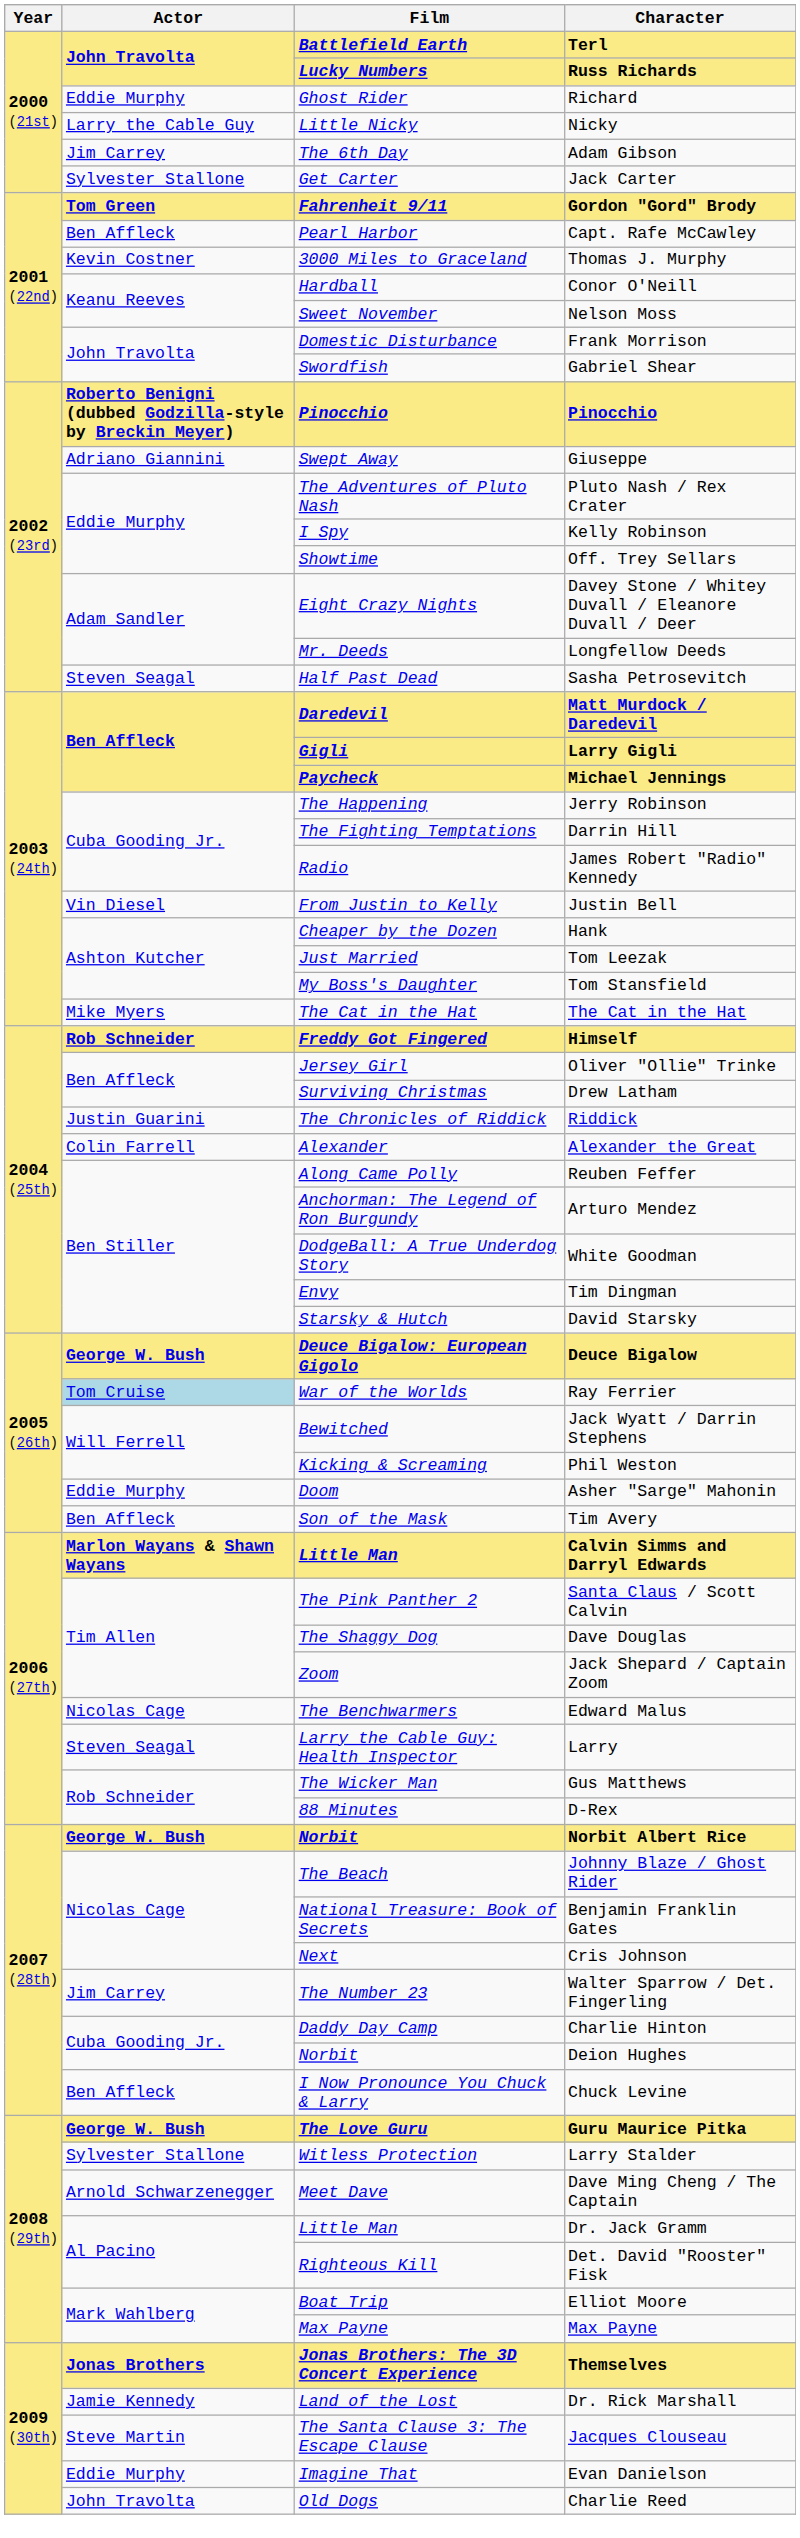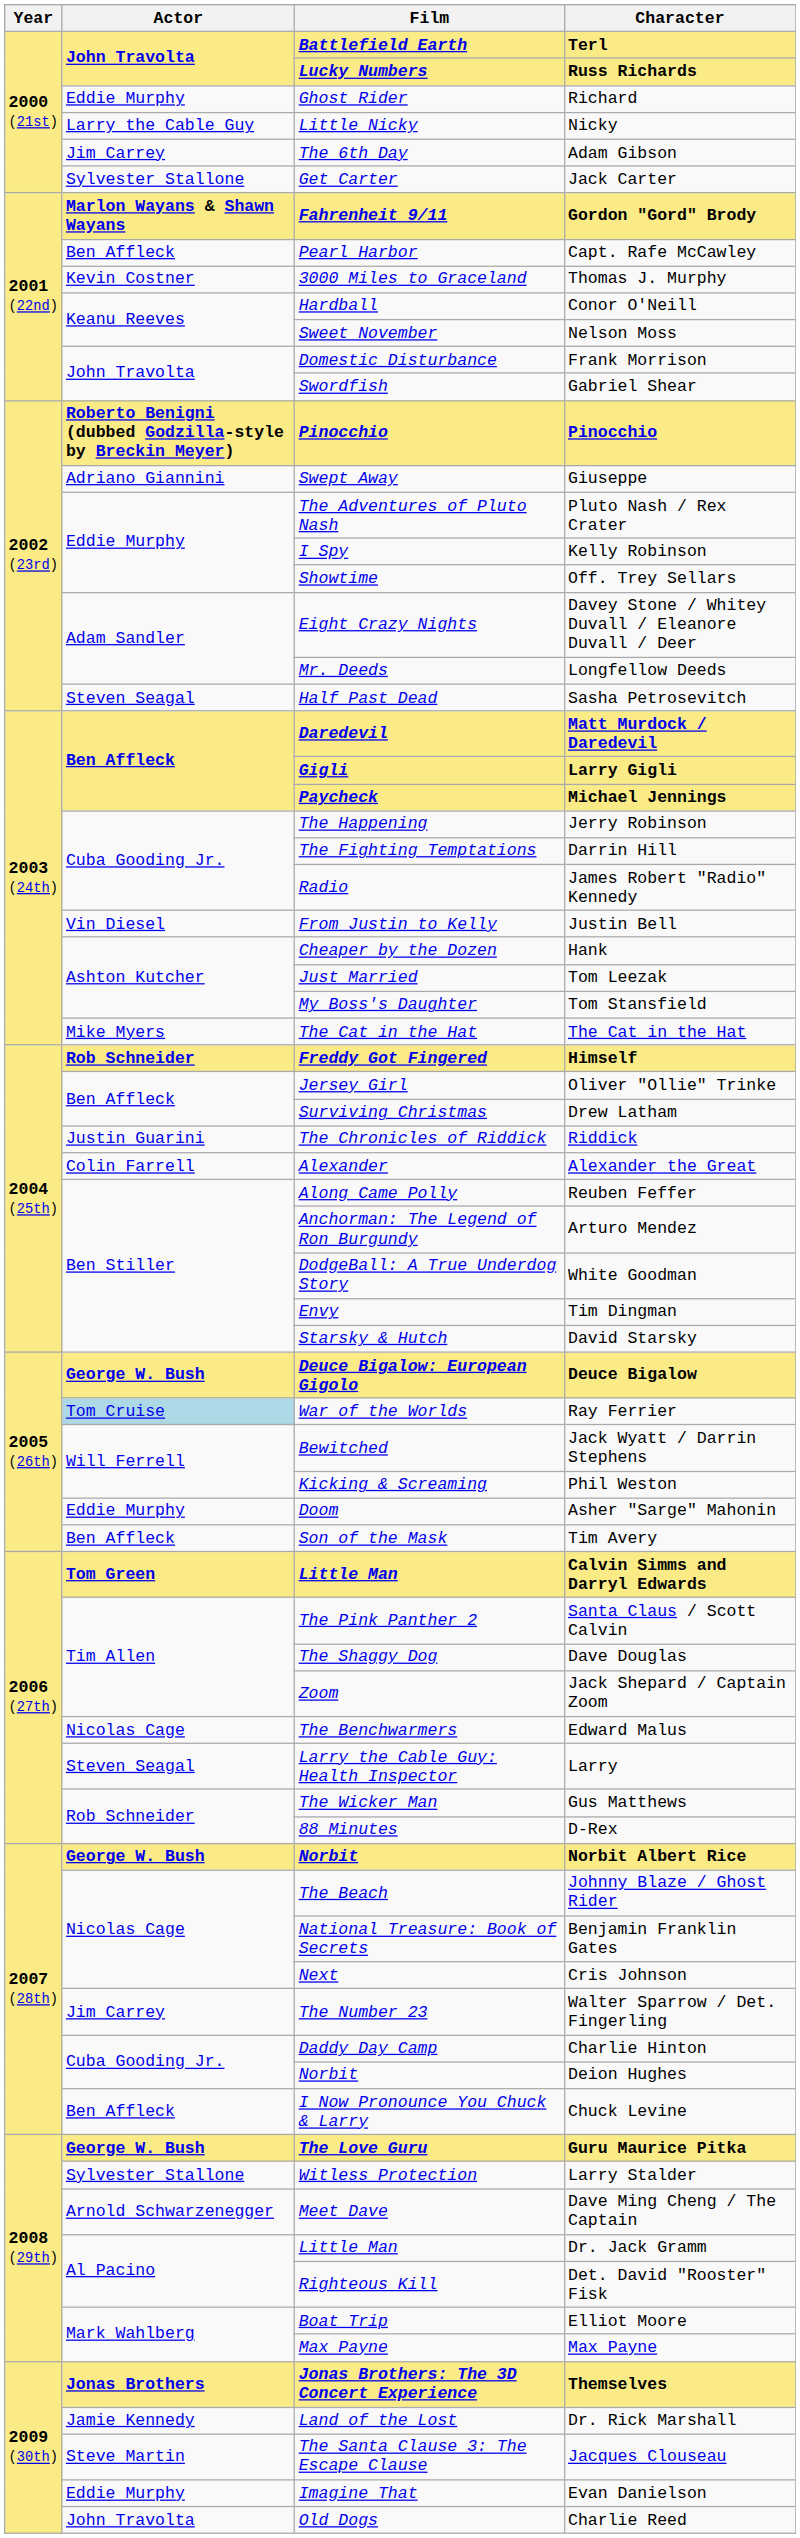(111, 206) Tom Green -> (170, 216) Marlon Wayans & Shawn Wayans
(170, 1556) Marlon Wayans & Shawn Wayans -> (111, 1575) Tom Green
